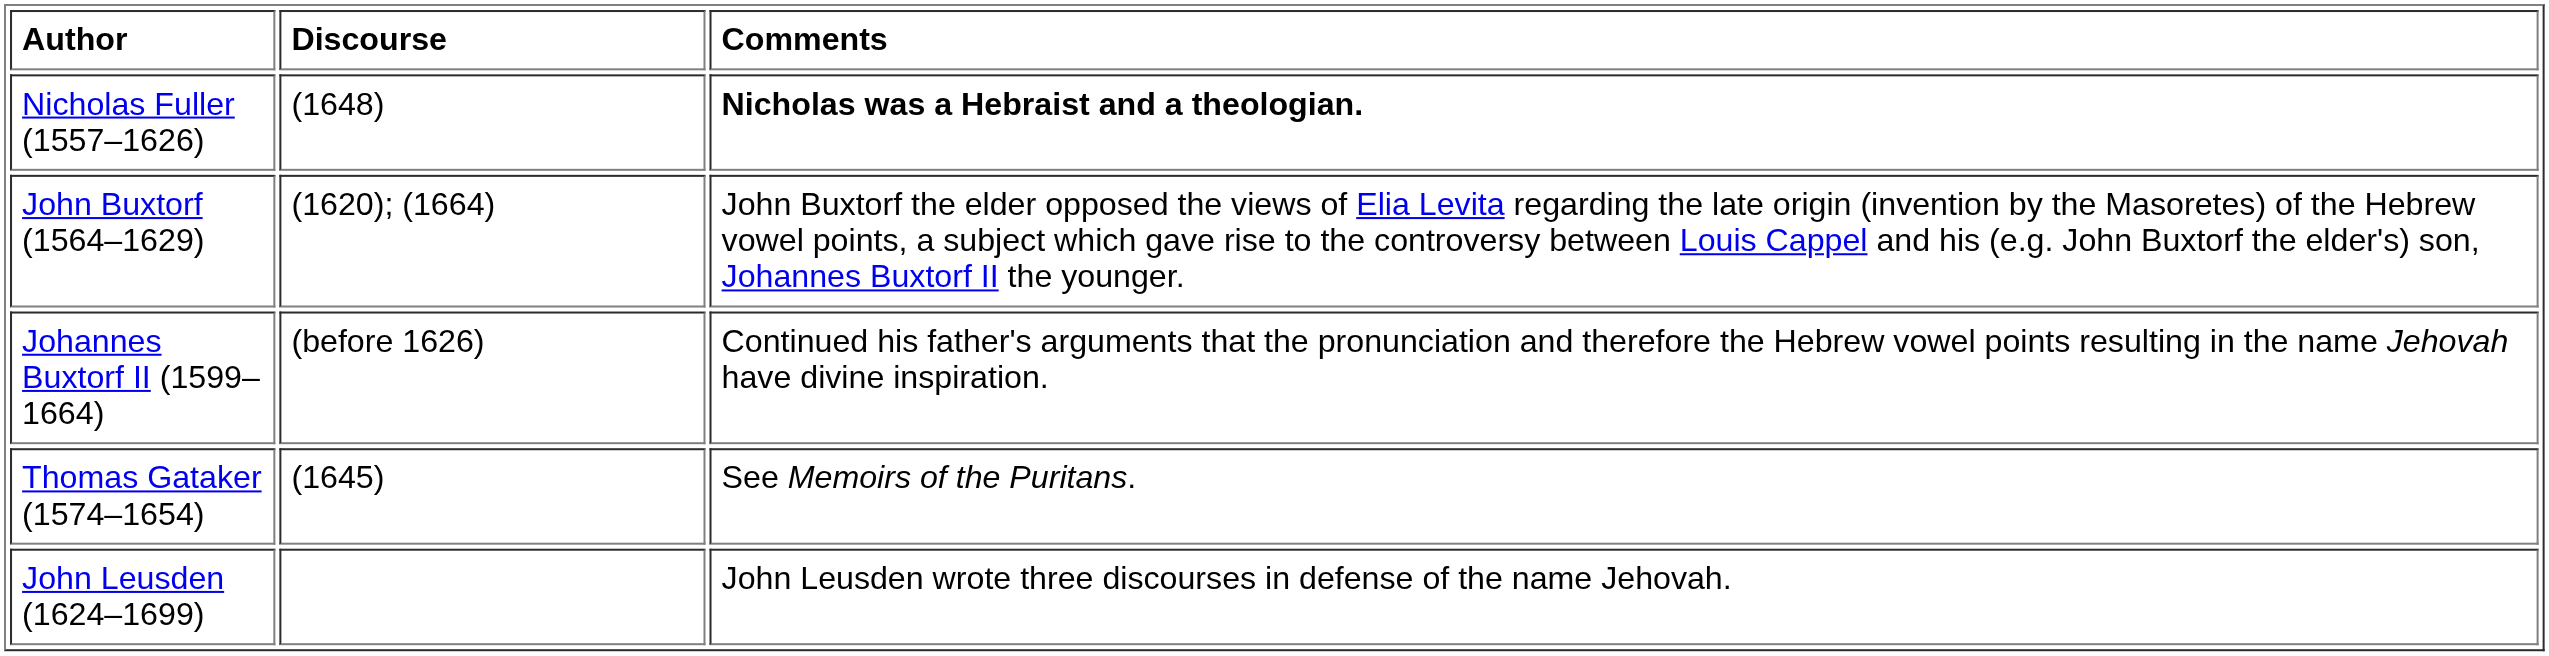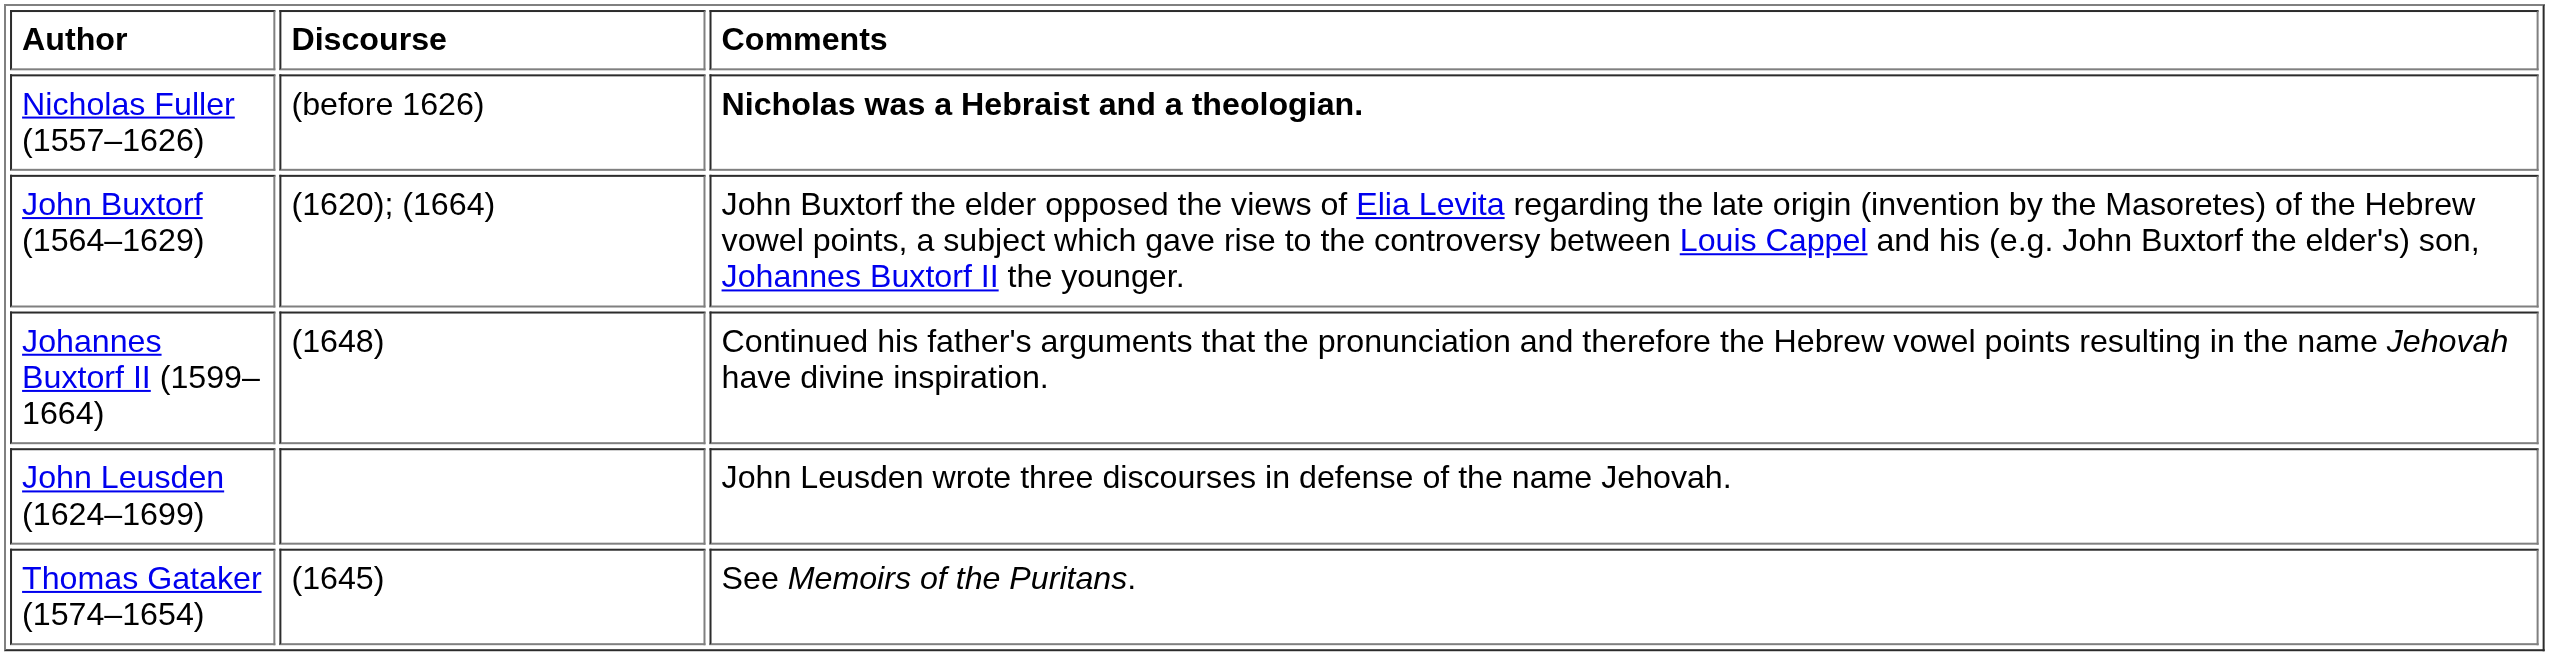(338, 103) (1648) -> (388, 103) (before 1626)
(388, 341) (before 1626) -> (338, 341) (1648)
rows swapped: (142, 495) <-> (123, 596)
